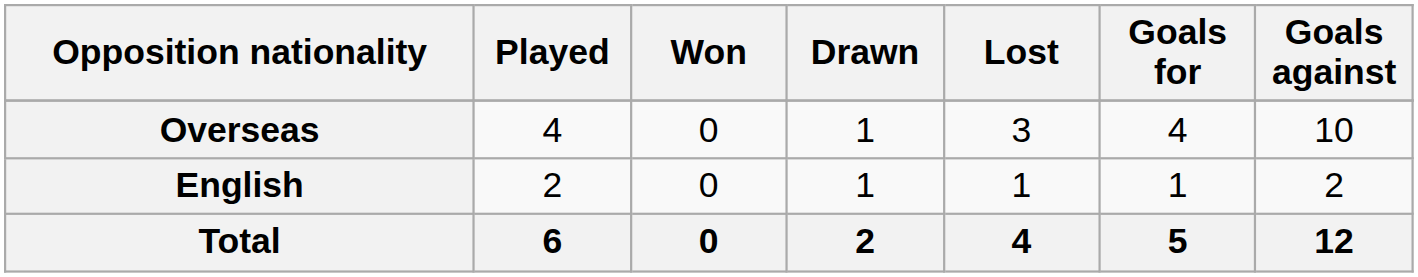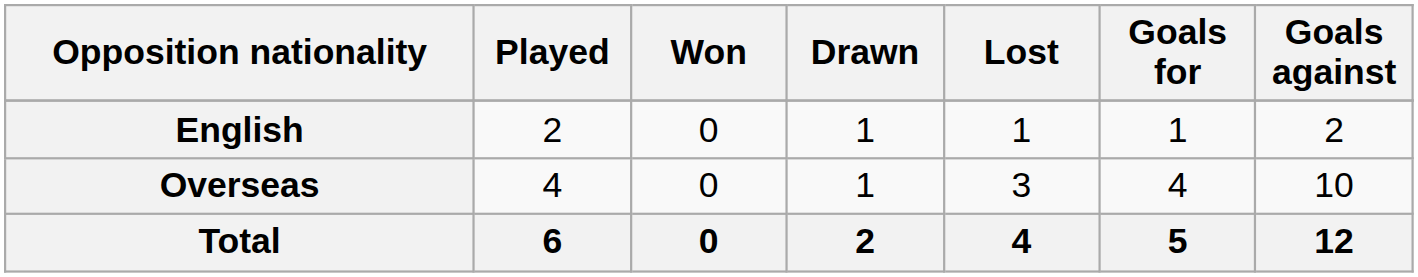rows swapped: (240, 185) <-> (240, 128)
